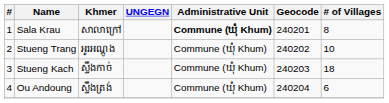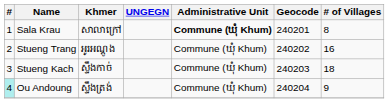(329, 49) 10 -> (329, 49) 16
(9, 88) no background -> (9, 88) paleturquoise background
(326, 88) 6 -> (326, 88) 9
